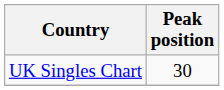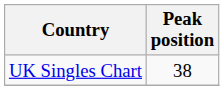(182, 70) 30 -> (182, 70) 38
